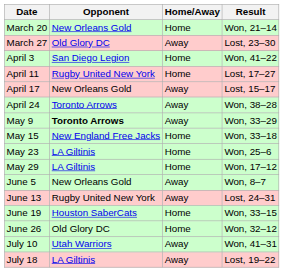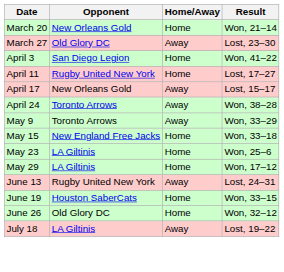(88, 120) bold -> (84, 120) normal
- row: (21, 182)
- row: (22, 244)
